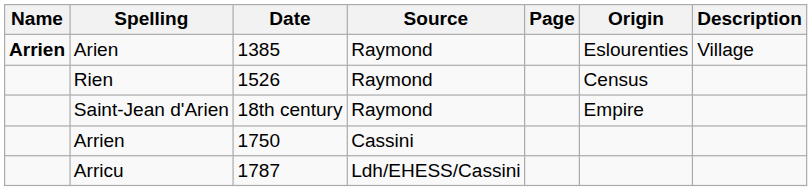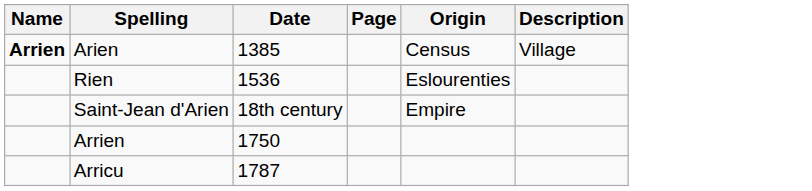- column: (436, 19)
(636, 49) Eslourenties -> (438, 49) Census
(259, 79) 1526 -> (259, 79) 1536
(616, 79) Census -> (458, 79) Eslourenties
